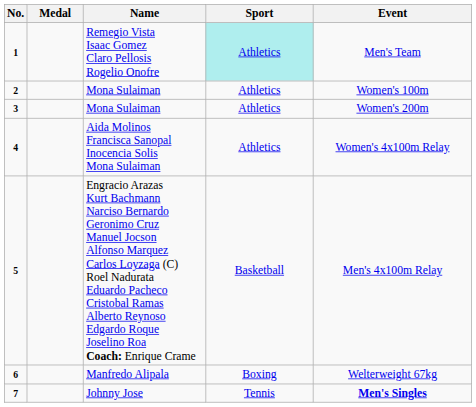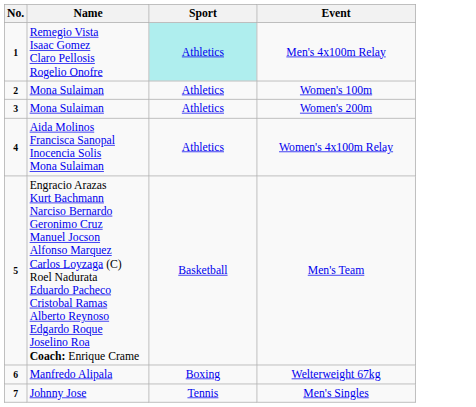- column: (55, 13)
(393, 51) Men's Team -> (336, 51) Men's 4x100m Relay
(393, 270) Men's 4x100m Relay -> (336, 270) Men's Team
(393, 393) bold -> (336, 393) normal
